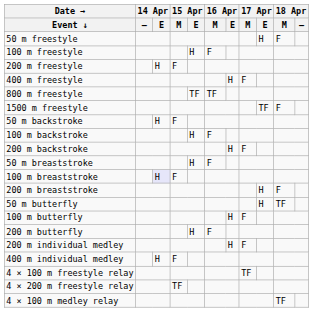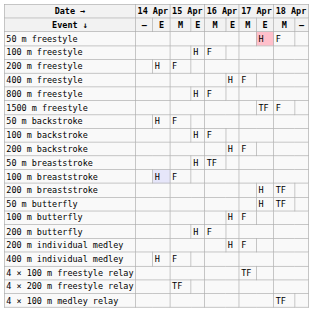(261, 39) no background -> (261, 39) pink background
(194, 94) TF -> (196, 94) H
(212, 94) TF -> (209, 94) F
(209, 163) F -> (212, 163) TF
(278, 190) F -> (281, 190) TF
